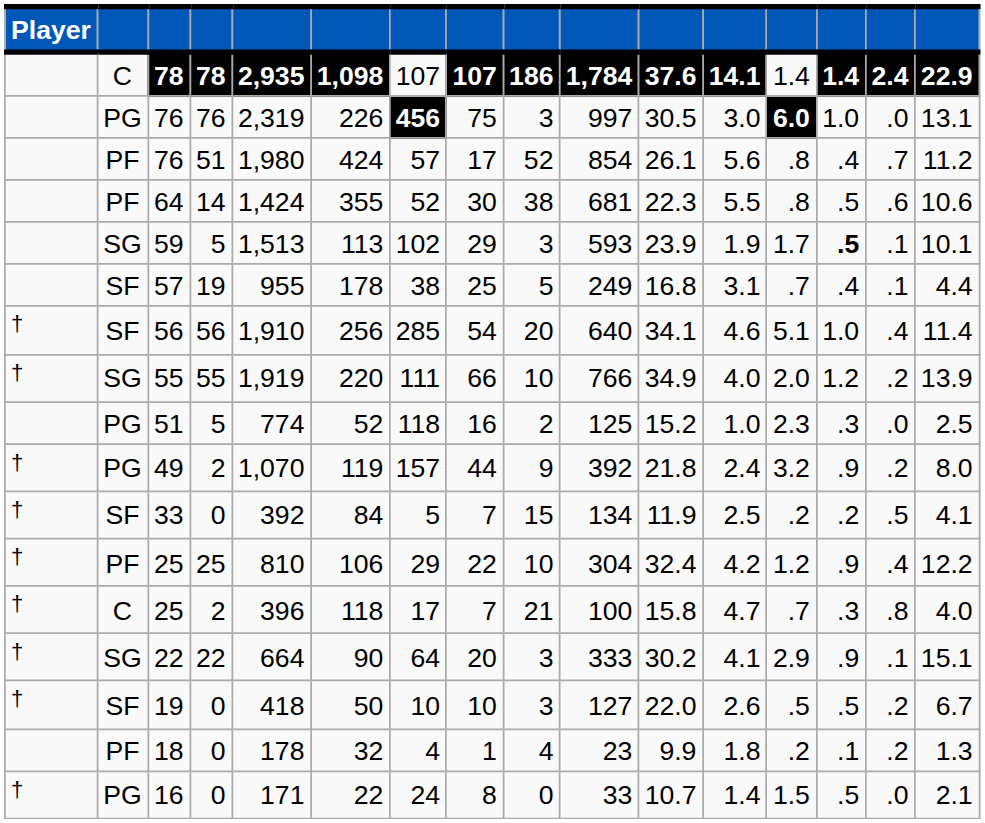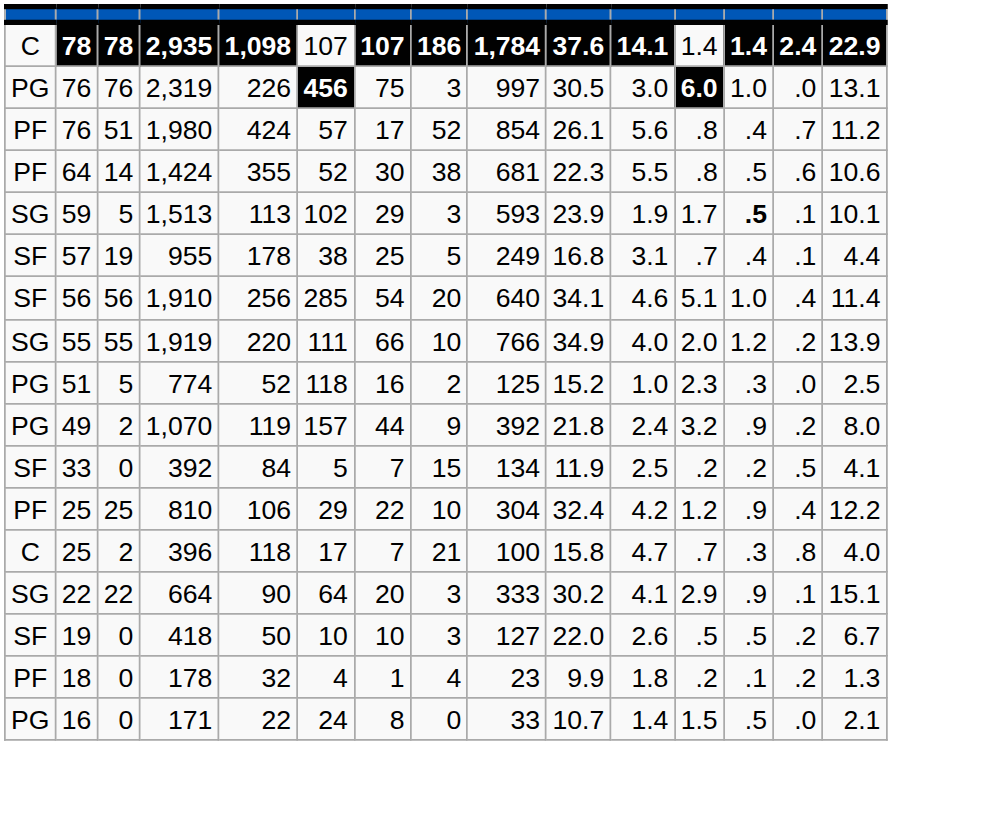- column: (51, 30)
